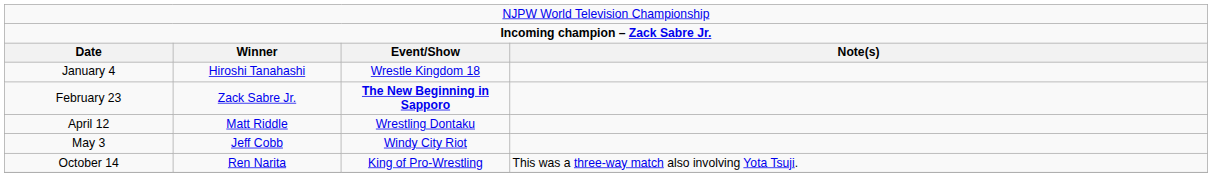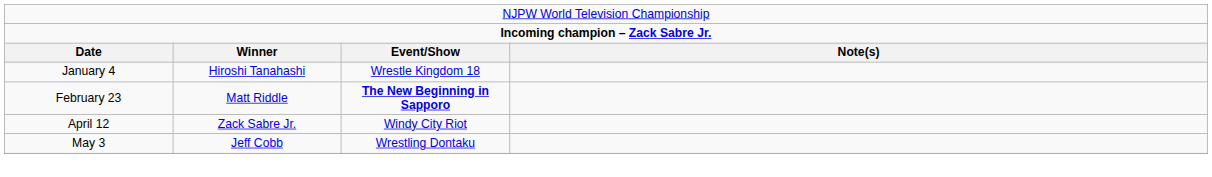(257, 98) Zack Sabre Jr. -> (257, 98) Matt Riddle
(257, 124) Matt Riddle -> (257, 124) Zack Sabre Jr.
(425, 124) Wrestling Dontaku -> (425, 124) Windy City Riot
(425, 143) Windy City Riot -> (425, 143) Wrestling Dontaku
- row: (89, 162)
